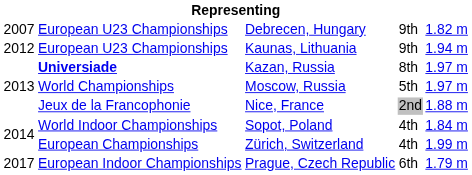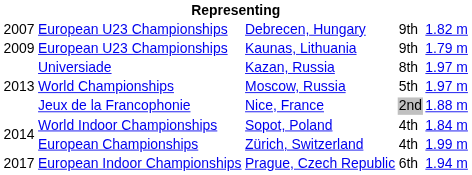(19, 48) 2012 -> (19, 48) 2009
(447, 48) 1.94 m -> (447, 48) 1.79 m
(78, 67) bold -> (75, 67) normal
(447, 163) 1.79 m -> (447, 163) 1.94 m
